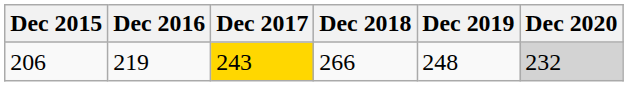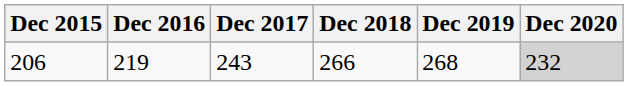(234, 61) gold background -> (234, 61) no background
(440, 61) 248 -> (440, 61) 268
